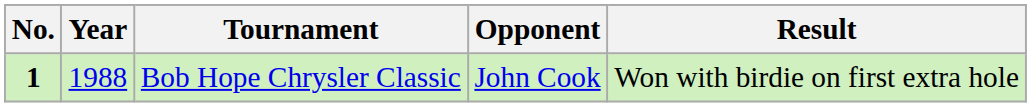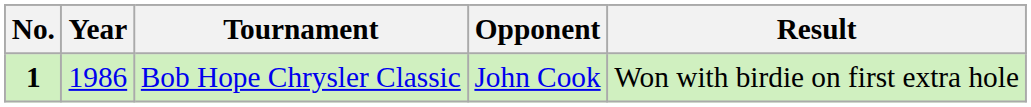(98, 77) 1988 -> (98, 77) 1986
